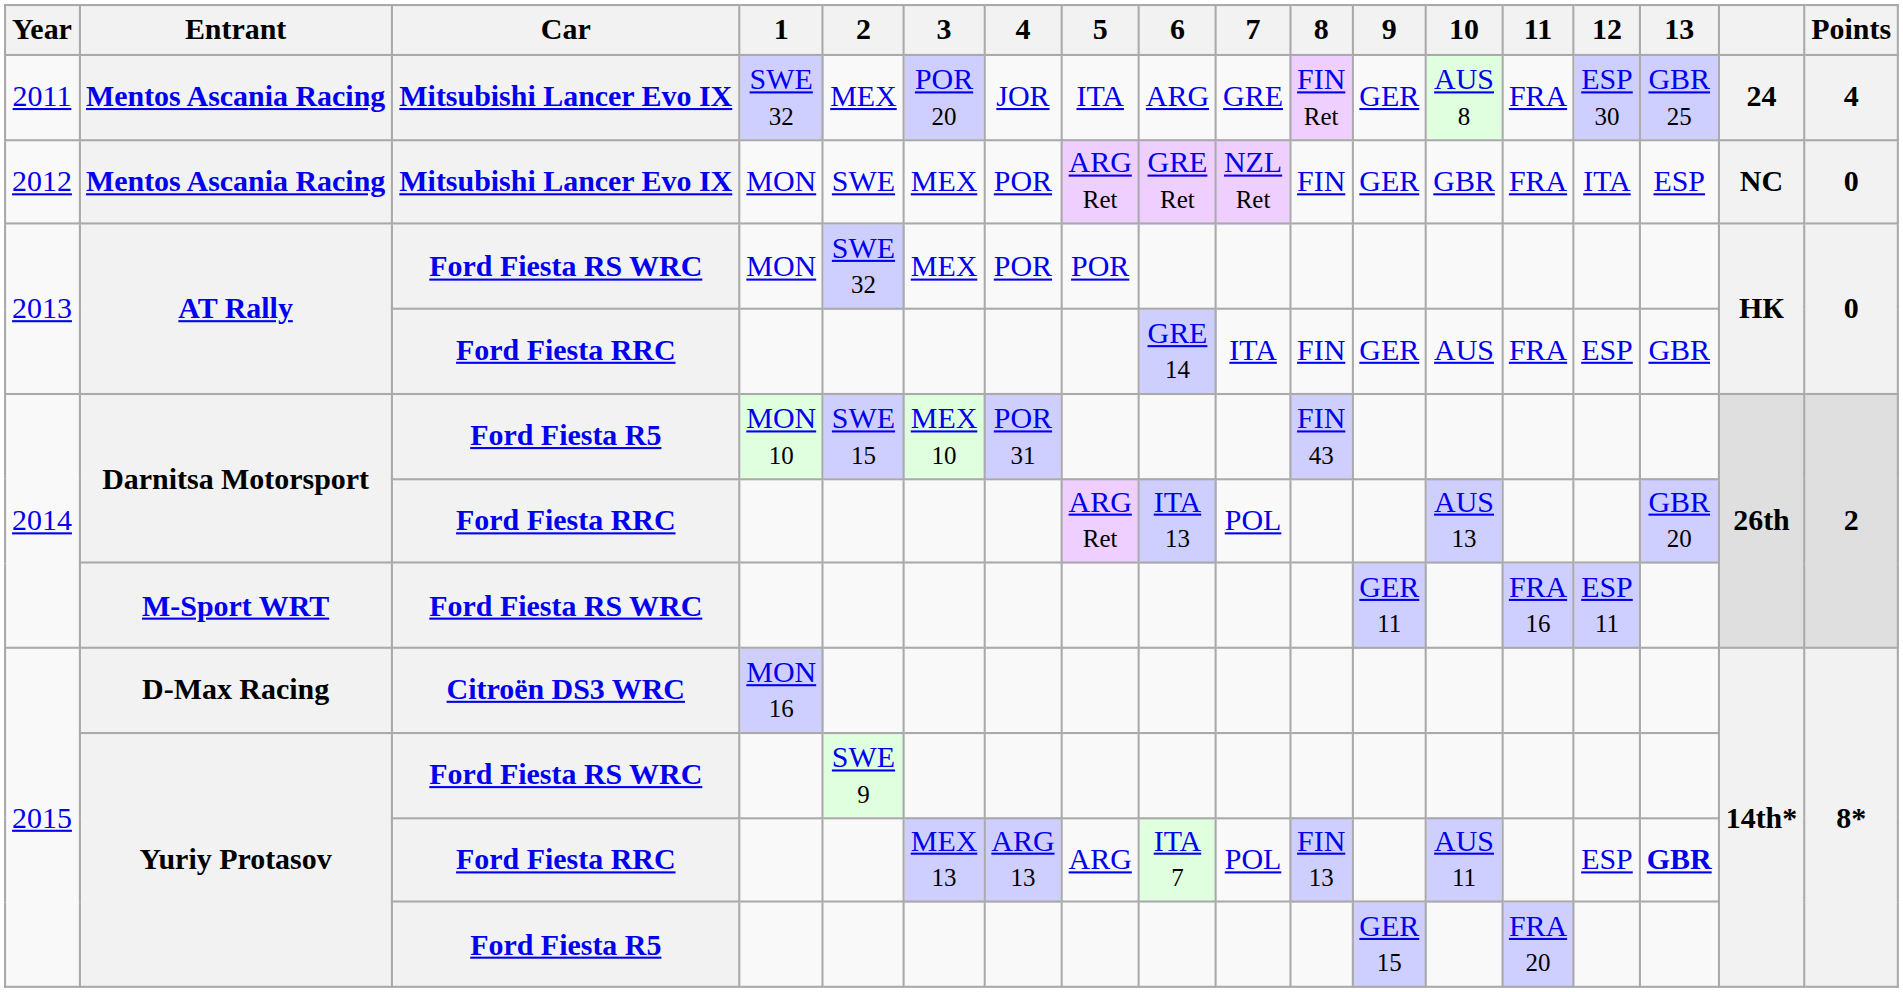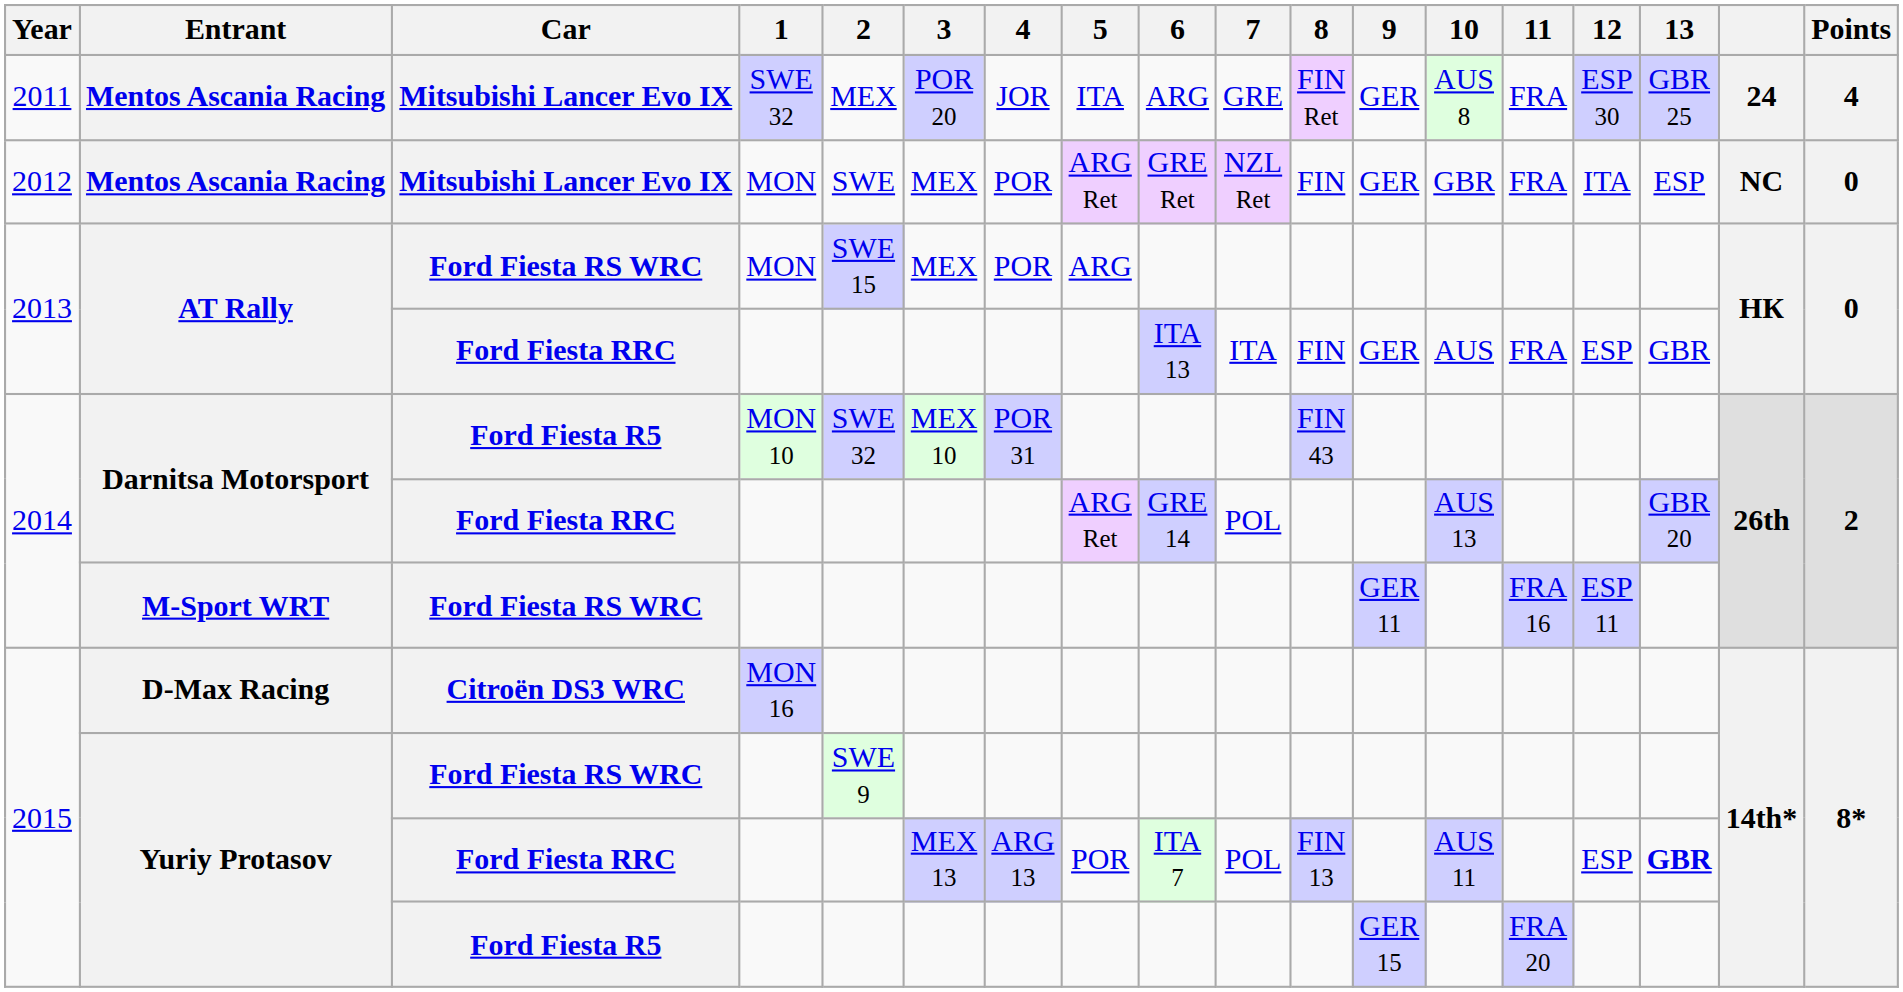(863, 266) SWE 32 -> (863, 266) SWE 15
(1100, 266) POR -> (1100, 266) ARG
(1177, 350) GRE 14 -> (1177, 350) ITA 13
(863, 435) SWE 15 -> (863, 435) SWE 32
(1177, 520) ITA 13 -> (1177, 520) GRE 14
(1100, 859) ARG -> (1100, 859) POR
